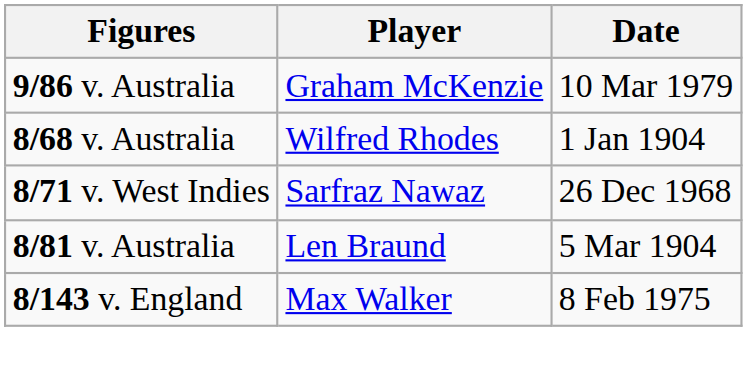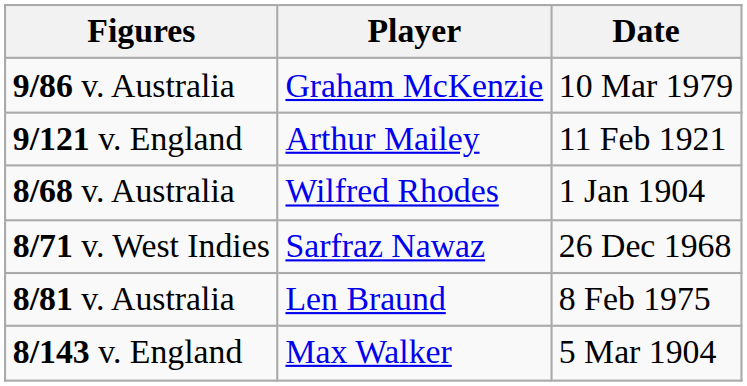+ row: (128, 138)
(638, 245) 5 Mar 1904 -> (635, 298) 8 Feb 1975
(635, 298) 8 Feb 1975 -> (638, 352) 5 Mar 1904
